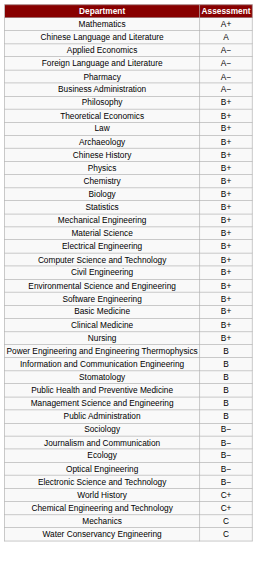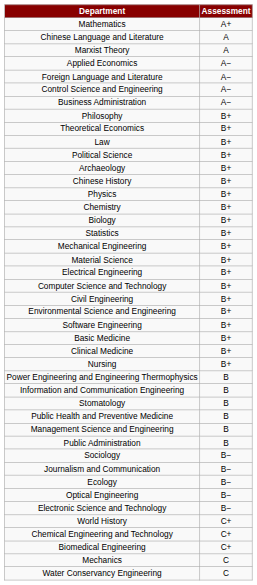+ row: (102, 50)
+ row: (102, 90)
- row: (102, 77)
+ row: (102, 155)
+ row: (102, 547)
